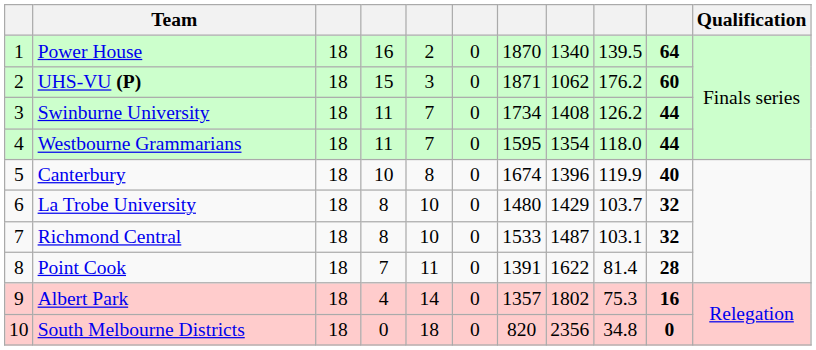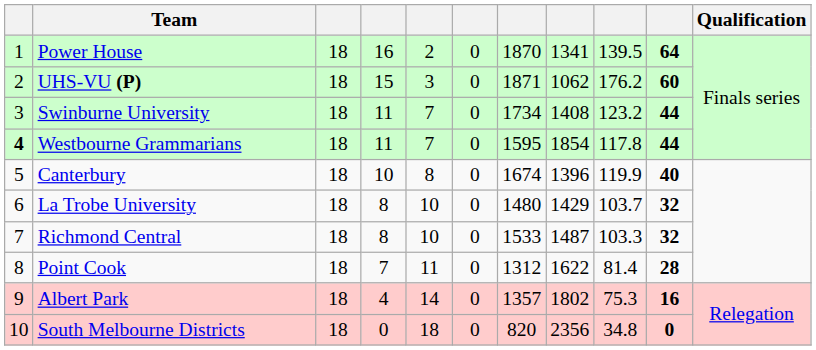(570, 50) 1340 -> (570, 50) 1341
(620, 112) 126.2 -> (620, 112) 123.2
(19, 143) normal -> (19, 143) bold
(570, 143) 1354 -> (570, 143) 1854
(620, 143) 118.0 -> (620, 143) 117.8
(620, 236) 103.1 -> (620, 236) 103.3
(522, 267) 1391 -> (522, 267) 1312
